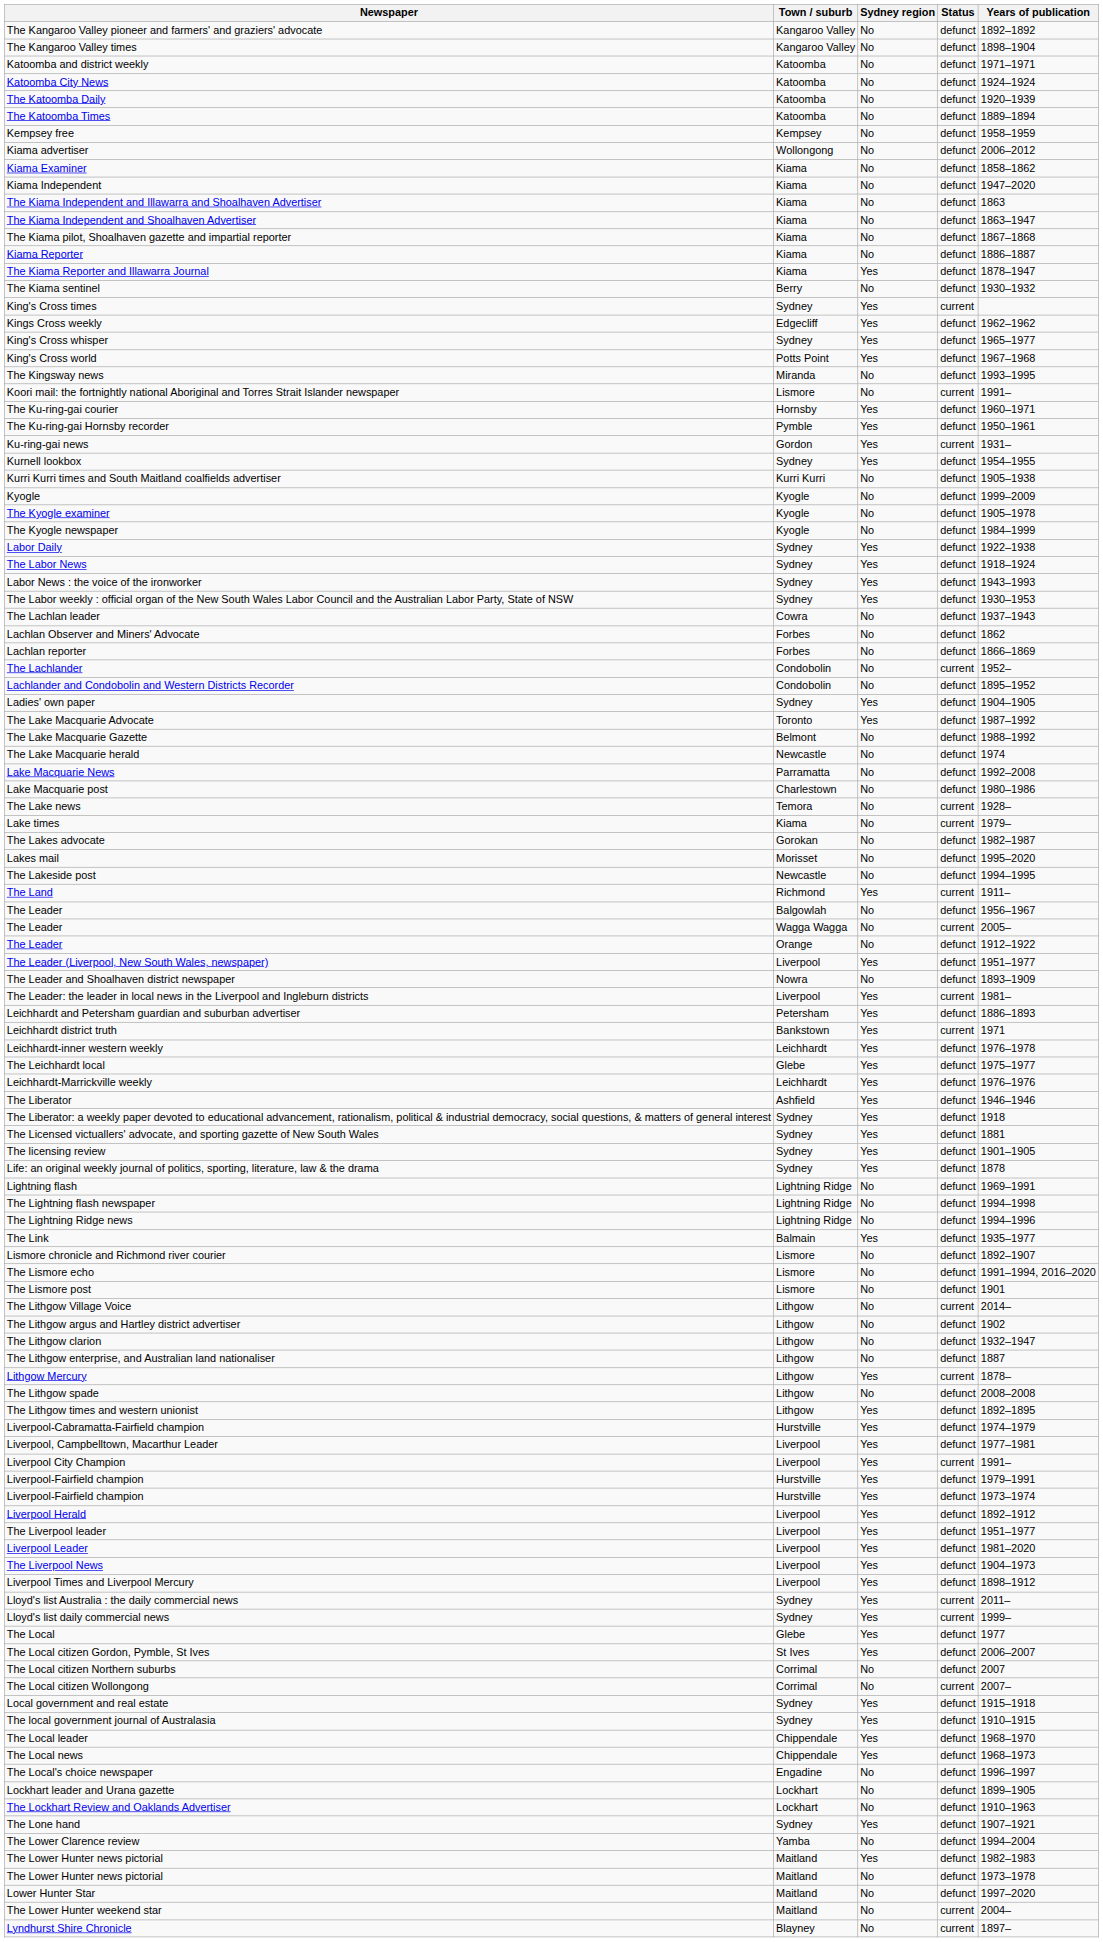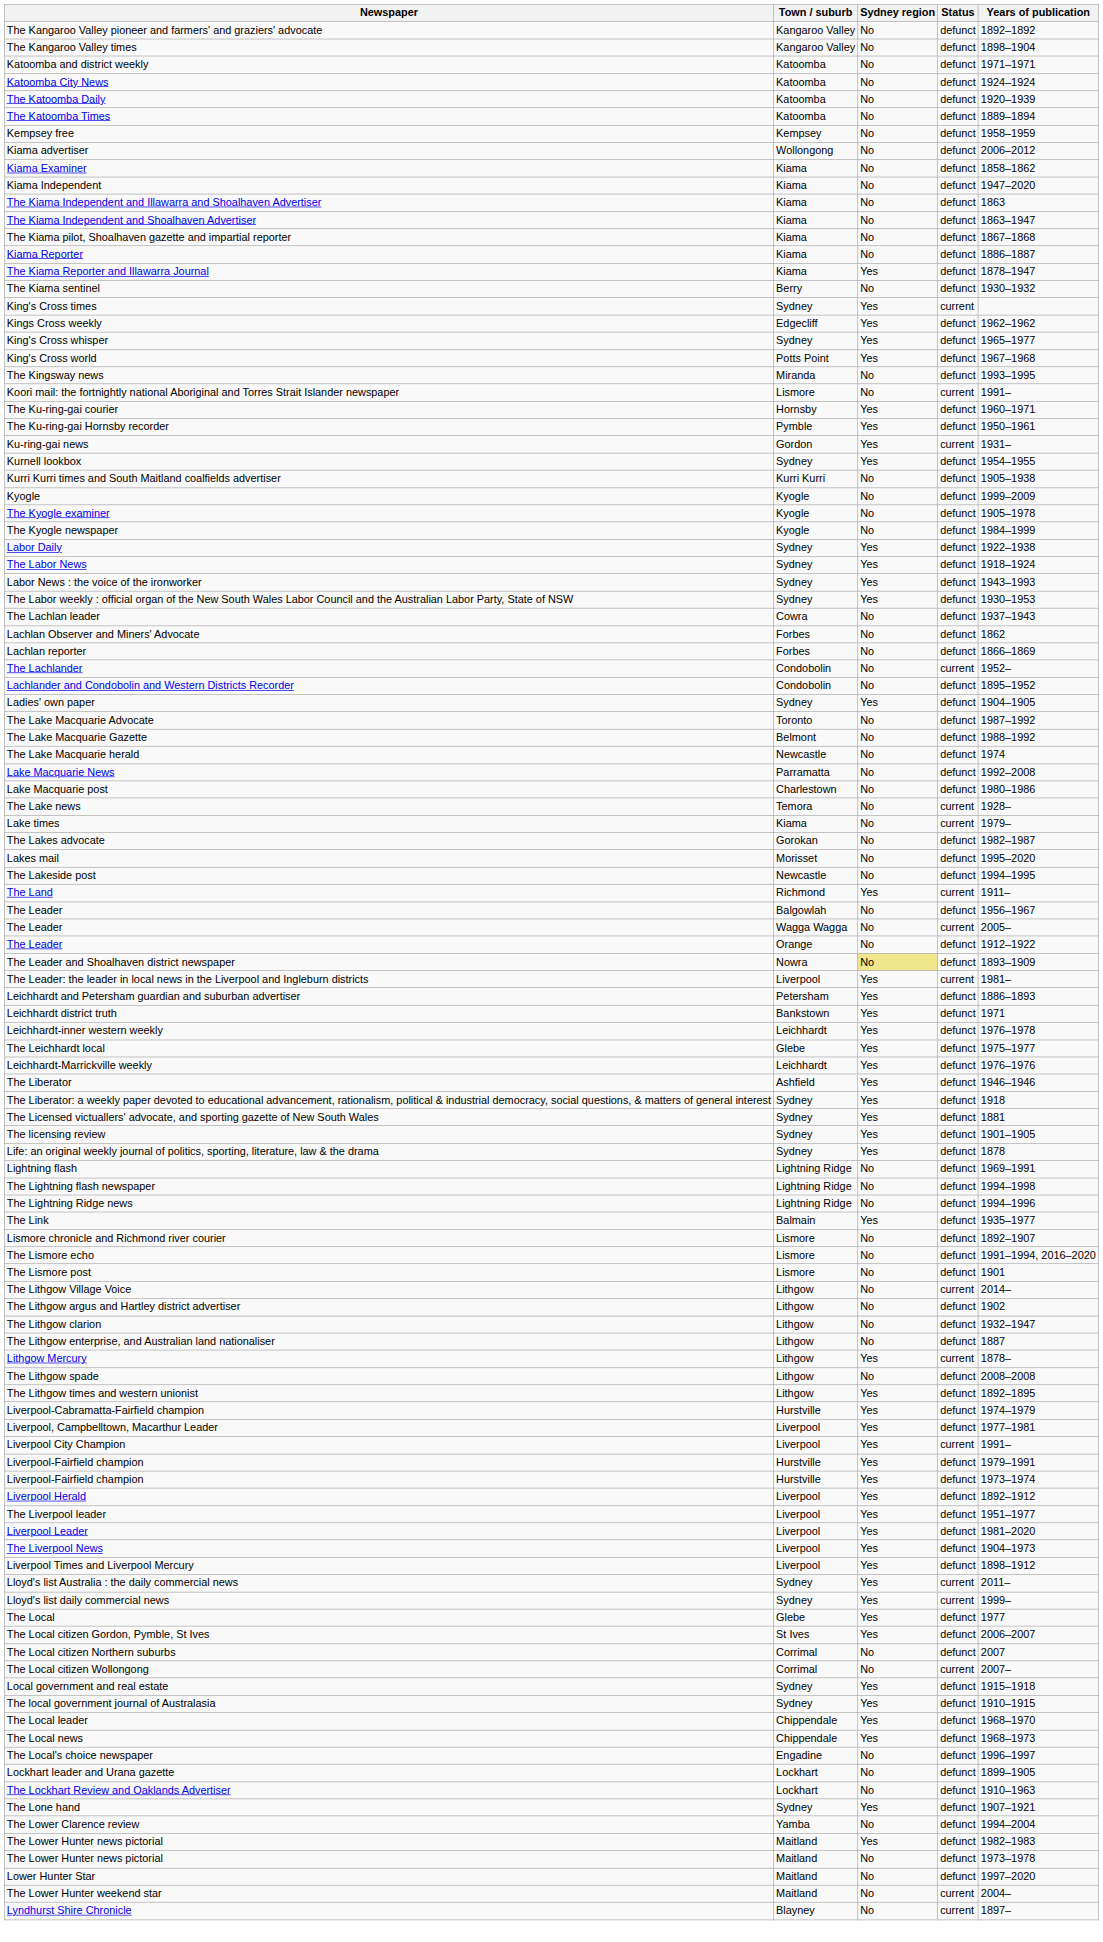(869, 720) Yes -> (867, 720) No
- row: (138, 962)
(867, 979) no background -> (867, 962) khaki background
(957, 1031) current -> (958, 1013) defunct
